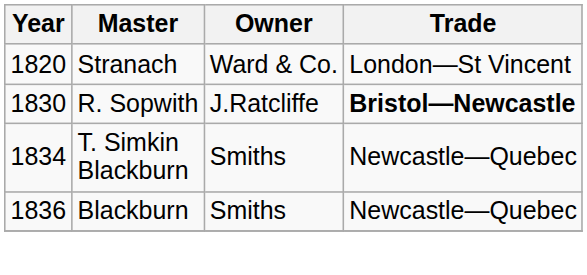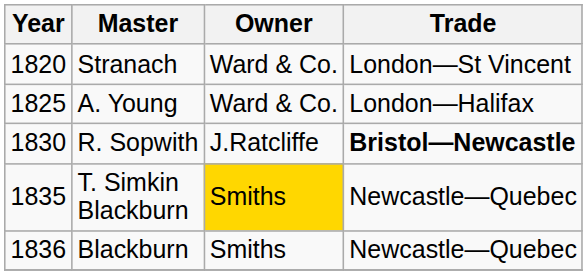+ row: (128, 103)
(38, 157) 1834 -> (38, 196) 1835
(248, 157) no background -> (248, 196) gold background
